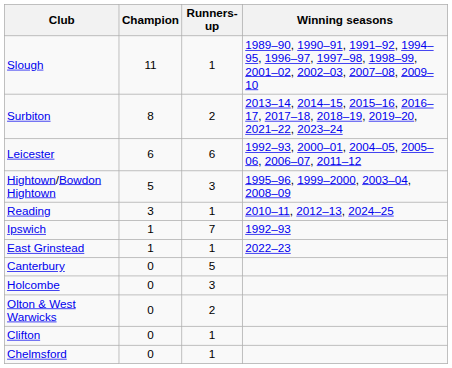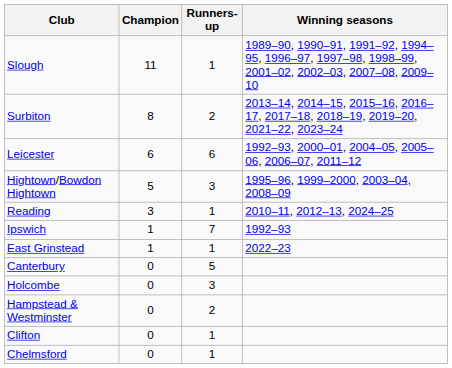- row: (41, 310)
+ row: (42, 310)
